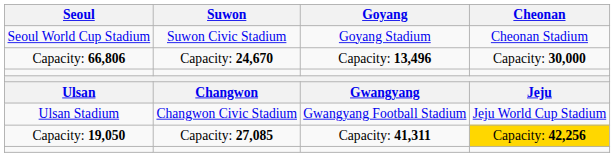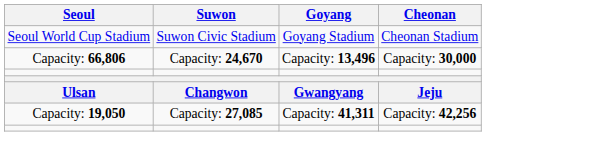- row: (79, 114)
(539, 135) gold background -> (430, 114) no background
